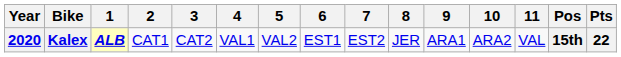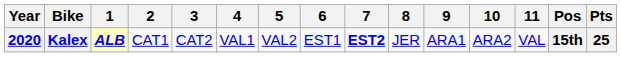(366, 39) normal -> (366, 39) bold
(601, 39) 22 -> (601, 39) 25
